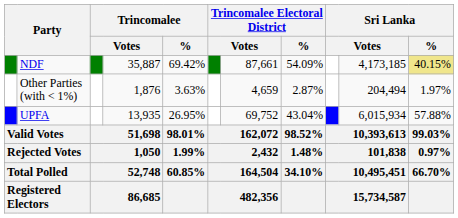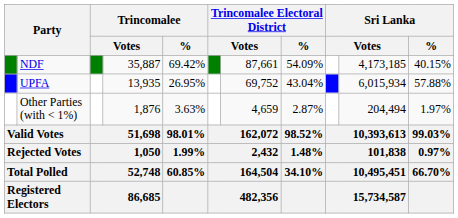(433, 64) khaki background -> (433, 64) no background
rows swapped: (35, 115) <-> (51, 90)
